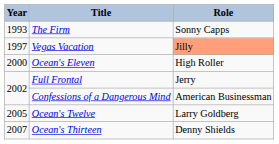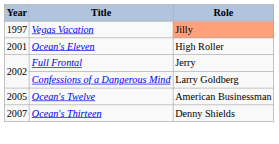- row: (51, 29)
(17, 63) 2000 -> (17, 46) 2001
(223, 97) American Businessman -> (207, 80) Larry Goldberg
(207, 113) Larry Goldberg -> (223, 97) American Businessman
